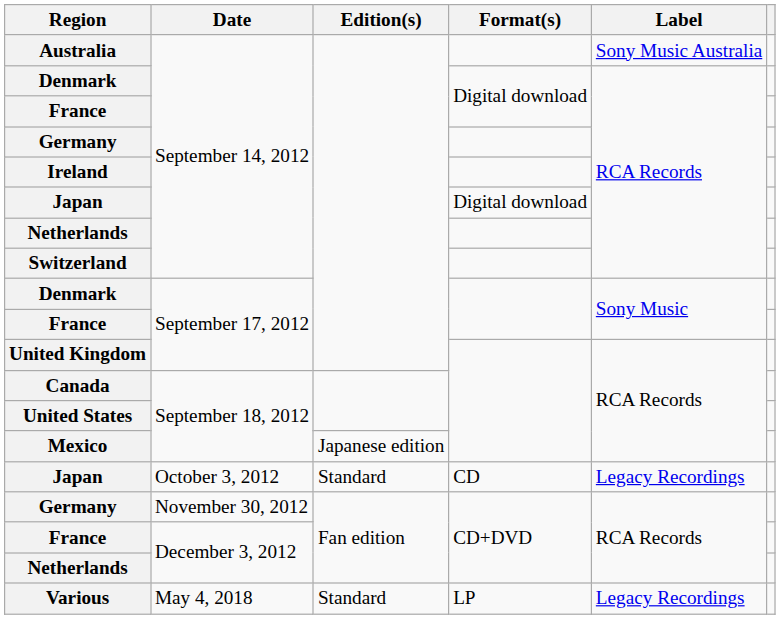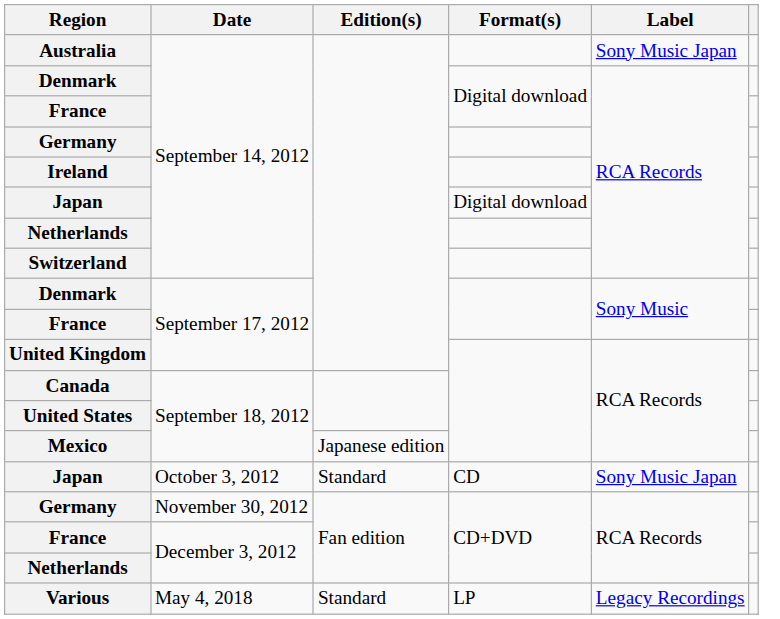(679, 50) Sony Music Australia -> (666, 50) Sony Music Japan
(670, 476) Legacy Recordings -> (666, 476) Sony Music Japan
